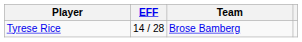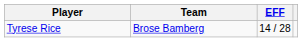columns swapped: (230, 12) <-> (149, 12)
